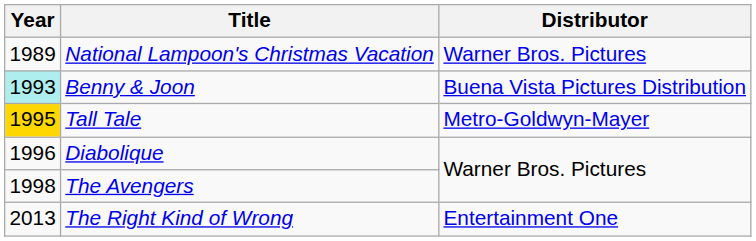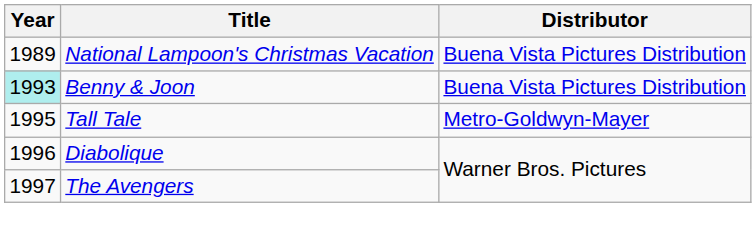(545, 53) Warner Bros. Pictures -> (595, 53) Buena Vista Pictures Distribution
(33, 119) gold background -> (33, 119) no background
(33, 185) 1998 -> (33, 185) 1997
- row: (179, 218)
